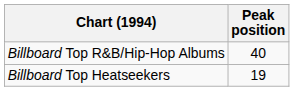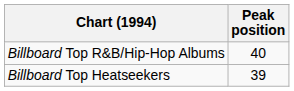(258, 75) 19 -> (258, 75) 39
